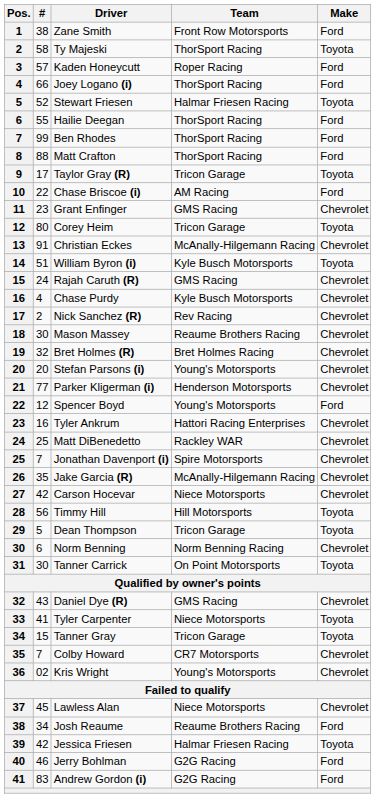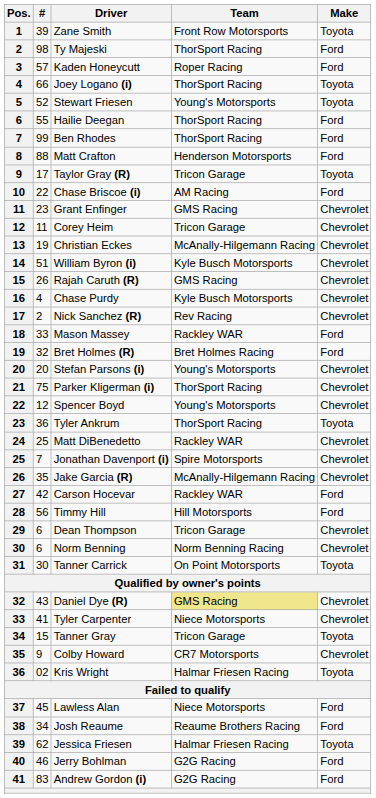(42, 31) 38 -> (42, 31) 39
(332, 31) Ford -> (337, 31) Toyota
(42, 49) 58 -> (42, 49) 98
(337, 49) Toyota -> (332, 49) Ford
(332, 85) Ford -> (337, 85) Toyota
(231, 102) Halmar Friesen Racing -> (225, 102) Young's Motorsports
(218, 156) ThorSport Racing -> (233, 156) Henderson Motorsports
(42, 227) 80 -> (42, 227) 11
(337, 227) Toyota -> (344, 227) Chevrolet
(42, 245) 91 -> (42, 245) 19
(337, 263) Toyota -> (344, 263) Chevrolet
(42, 281) 24 -> (42, 281) 26
(42, 334) 30 -> (42, 334) 33
(237, 334) Reaume Brothers Racing -> (208, 334) Rackley WAR
(344, 334) Chevrolet -> (332, 334) Ford
(344, 352) Chevrolet -> (332, 352) Ford
(42, 387) 77 -> (42, 387) 75
(233, 387) Henderson Motorsports -> (218, 387) ThorSport Racing
(332, 405) Ford -> (344, 405) Chevrolet
(42, 423) 16 -> (42, 423) 36
(239, 423) Hattori Racing Enterprises -> (218, 423) ThorSport Racing
(344, 423) Chevrolet -> (337, 423) Toyota
(219, 494) Niece Motorsports -> (208, 494) Rackley WAR
(344, 494) Chevrolet -> (332, 494) Ford
(337, 512) Toyota -> (332, 512) Ford
(39, 530) 5 -> (39, 530) 6
(337, 530) Toyota -> (344, 530) Chevrolet
(206, 601) no background -> (206, 601) khaki background
(337, 619) Toyota -> (344, 619) Chevrolet
(39, 654) 7 -> (39, 654) 9
(225, 672) Young's Motorsports -> (231, 672) Halmar Friesen Racing
(344, 672) Chevrolet -> (337, 672) Toyota
(344, 708) Chevrolet -> (332, 708) Ford
(42, 744) 42 -> (42, 744) 62
